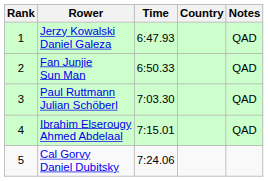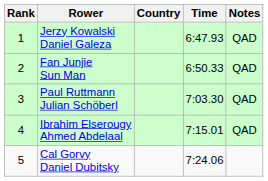columns swapped: (202, 13) <-> (156, 13)
